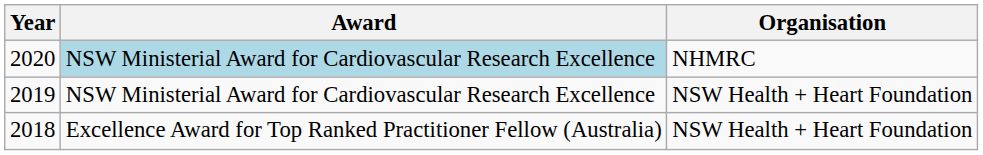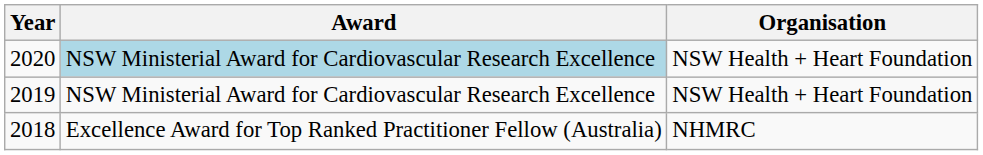(714, 58) NHMRC -> (822, 58) NSW Health + Heart Foundation
(822, 130) NSW Health + Heart Foundation -> (714, 130) NHMRC
